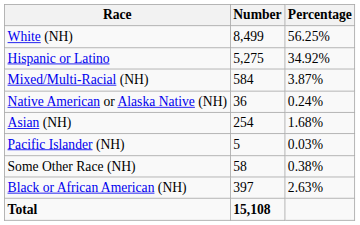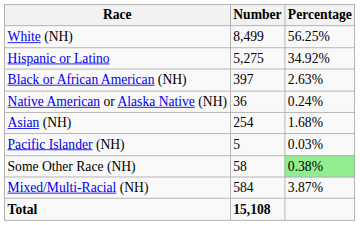rows swapped: (97, 187) <-> (78, 79)
(305, 166) no background -> (305, 166) lightgreen background
